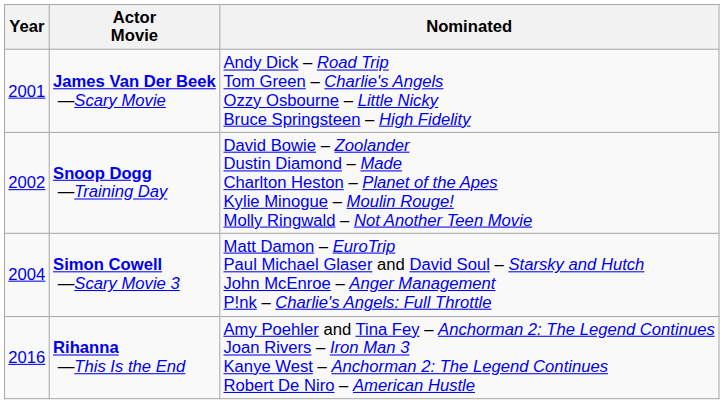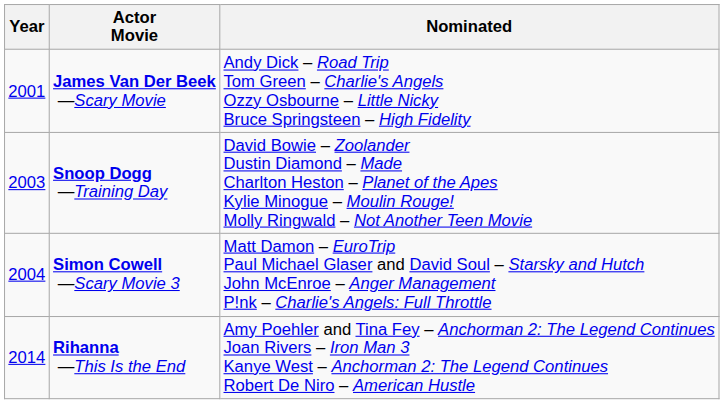(27, 182) 2002 -> (27, 182) 2003
(27, 357) 2016 -> (27, 357) 2014
